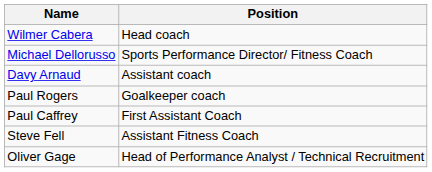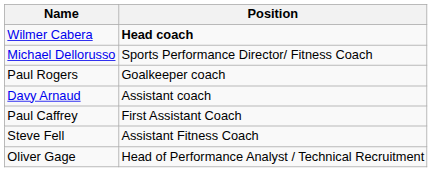(156, 34) normal -> (157, 34) bold
rows swapped: (44, 75) <-> (43, 95)
